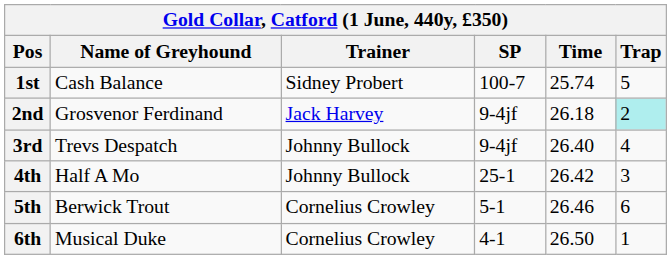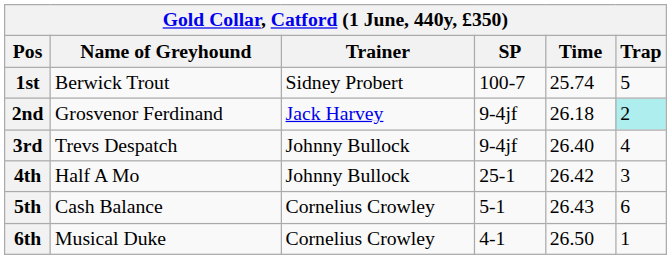(109, 82) Cash Balance -> (112, 82) Berwick Trout
(112, 207) Berwick Trout -> (109, 207) Cash Balance
(572, 207) 26.46 -> (572, 207) 26.43
